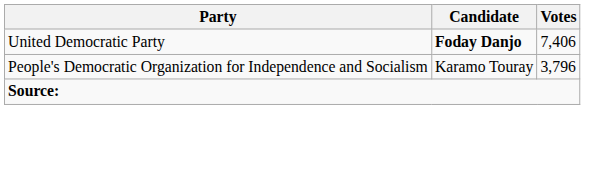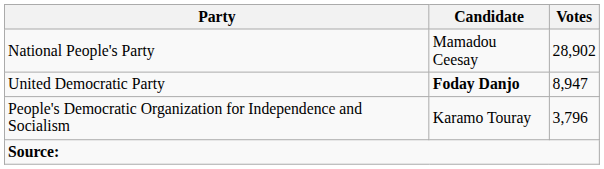+ row: (81, 50)
(558, 41) 7,406 -> (570, 84) 8,947
